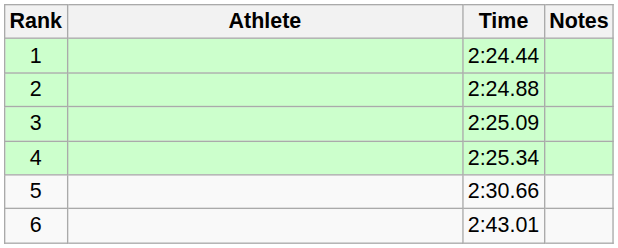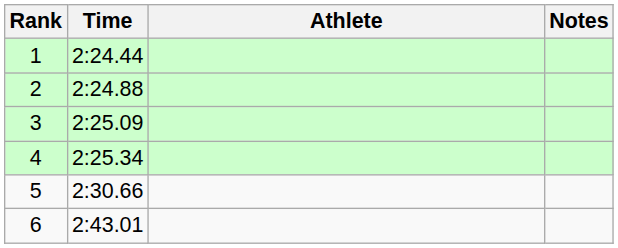columns swapped: (265, 21) <-> (503, 21)
